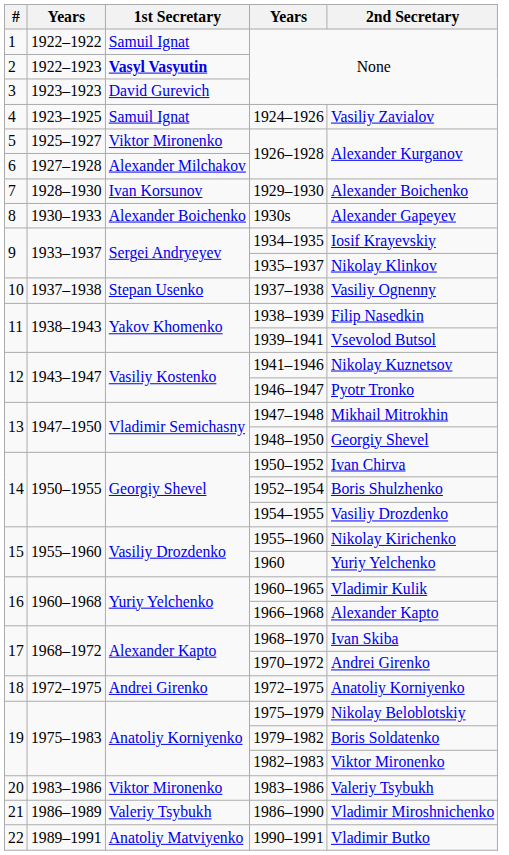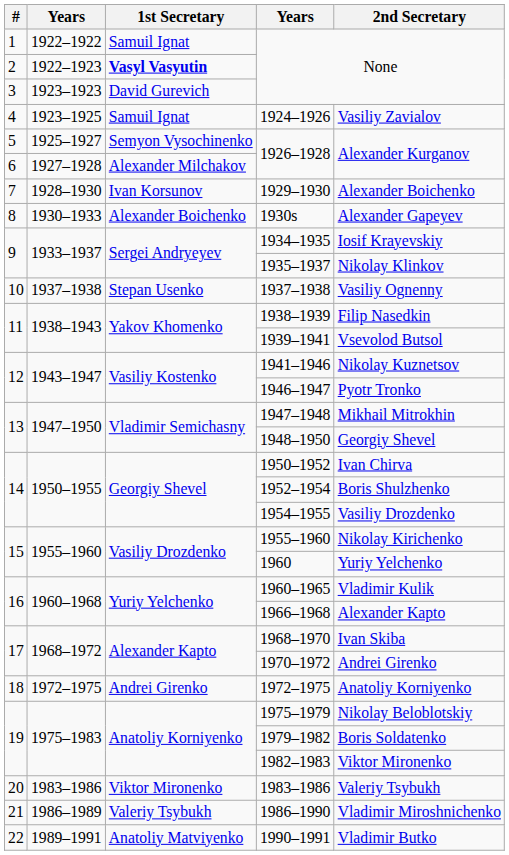(166, 141) Viktor Mironenko -> (181, 141) Semyon Vysochinenko
